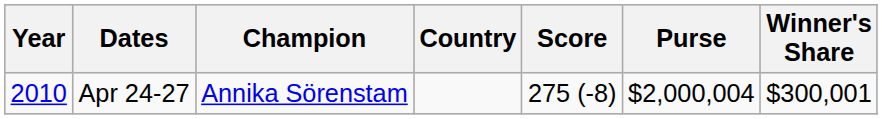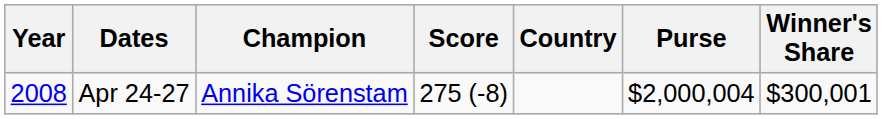columns swapped: (468, 38) <-> (572, 38)
(39, 93) 2010 -> (39, 93) 2008
